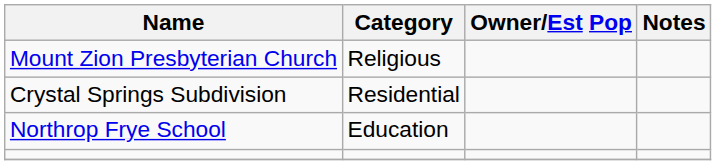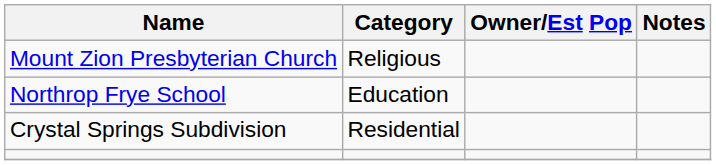rows swapped: (118, 130) <-> (148, 94)
